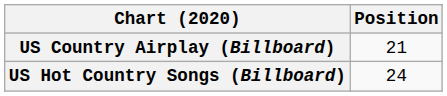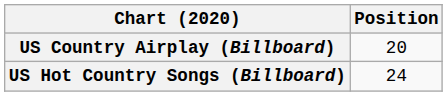(396, 48) 21 -> (396, 48) 20
